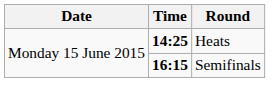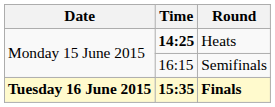(170, 65) bold -> (176, 65) normal
+ row: (221, 89)
